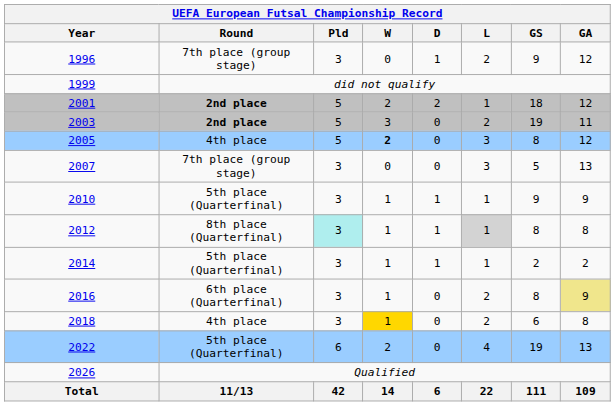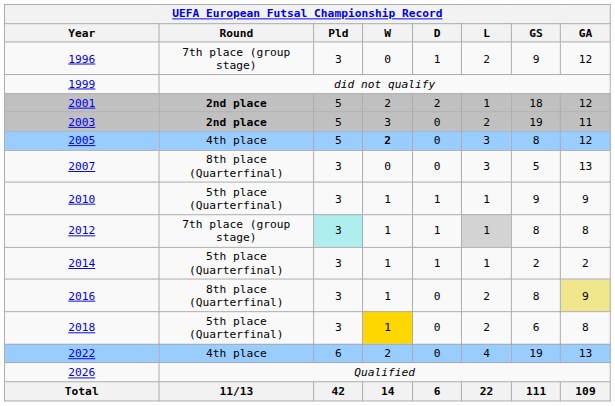(236, 166) 7th place (group stage) -> (236, 166) 8th place (Quarterfinal)
(236, 230) 8th place (Quarterfinal) -> (236, 230) 7th place (group stage)
(236, 295) 6th place (Quarterfinal) -> (236, 295) 8th place (Quarterfinal)
(236, 321) 4th place -> (236, 327) 5th place (Quarterfinal)
(236, 346) 5th place (Quarterfinal) -> (236, 353) 4th place
